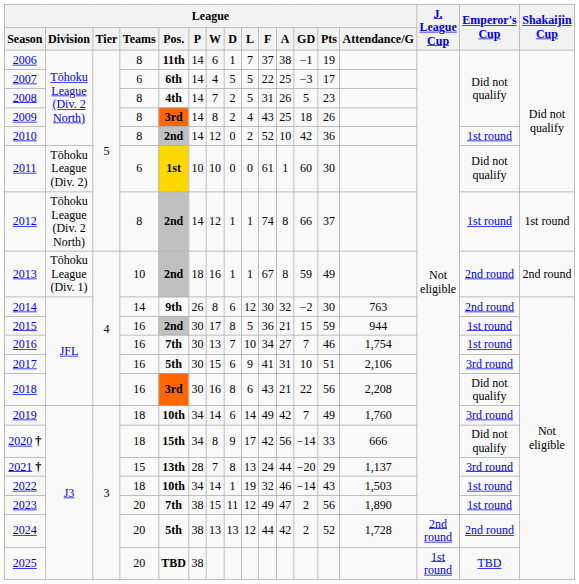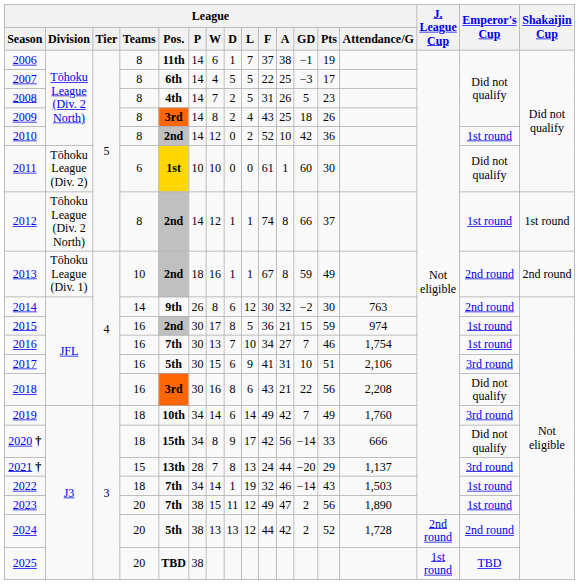(139, 79) 6 -> (139, 79) 8
(378, 325) 944 -> (378, 325) 974
(174, 486) 10th -> (174, 486) 7th
